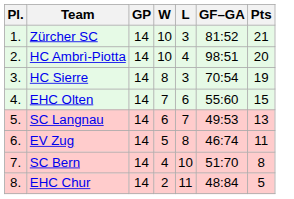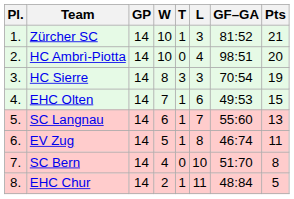+ column: (182, 15)
(222, 99) 55:60 -> (236, 99) 49:53
(222, 120) 49:53 -> (236, 120) 55:60
